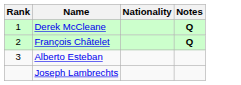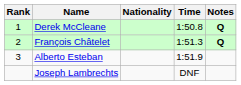+ column: (189, 12)
